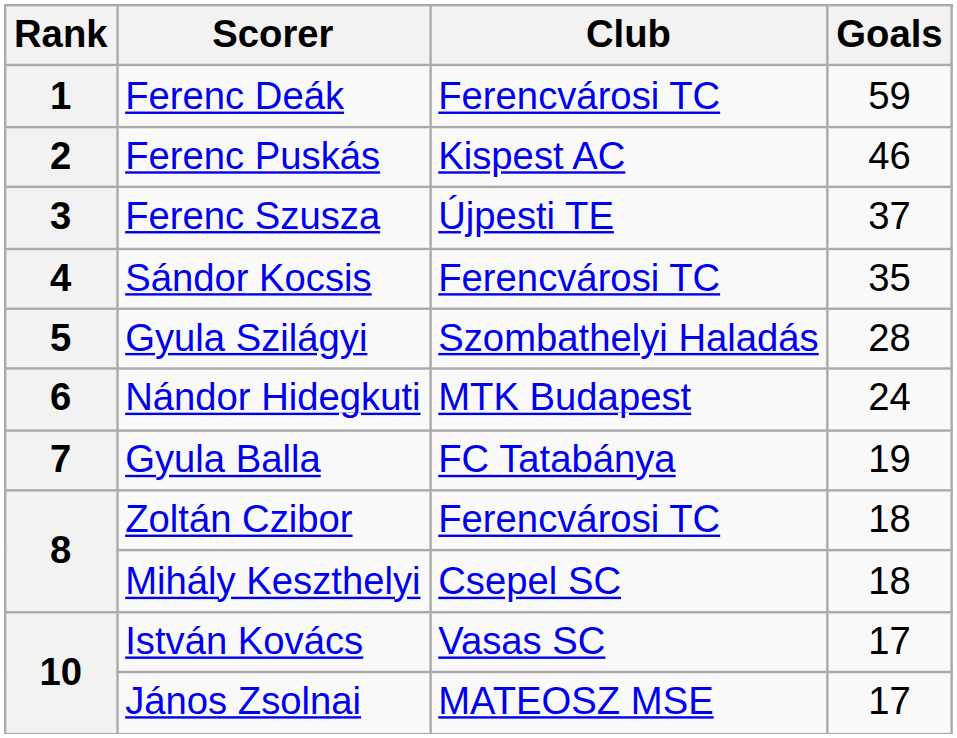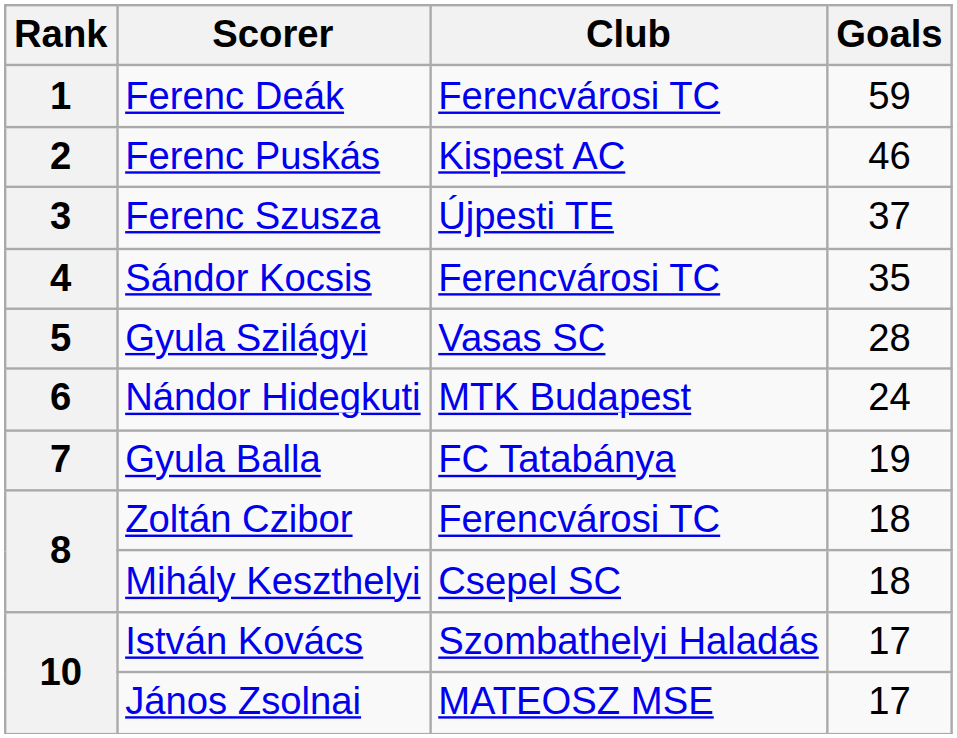(628, 338) Szombathelyi Haladás -> (522, 338) Vasas SC
(522, 641) Vasas SC -> (628, 641) Szombathelyi Haladás
